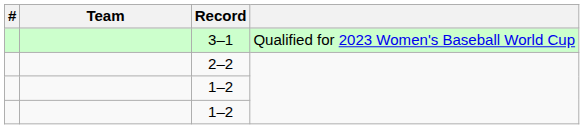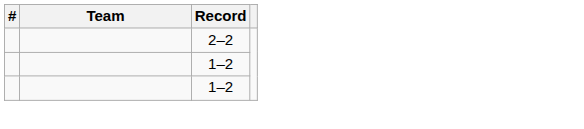- row: (221, 40)
